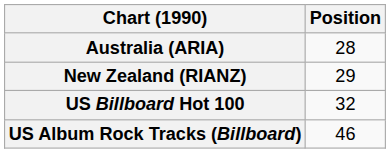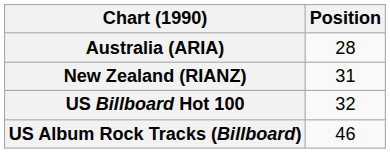(345, 76) 29 -> (345, 76) 31
